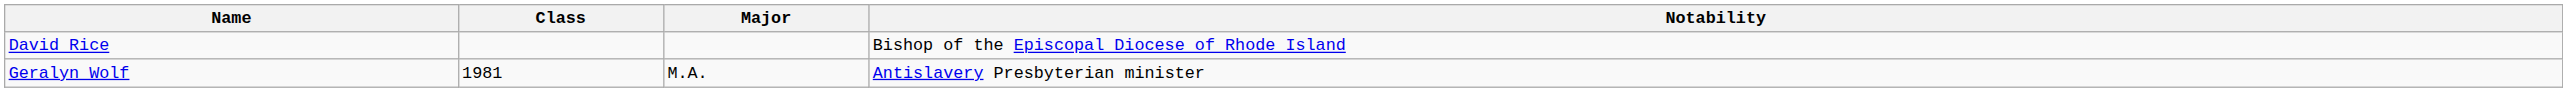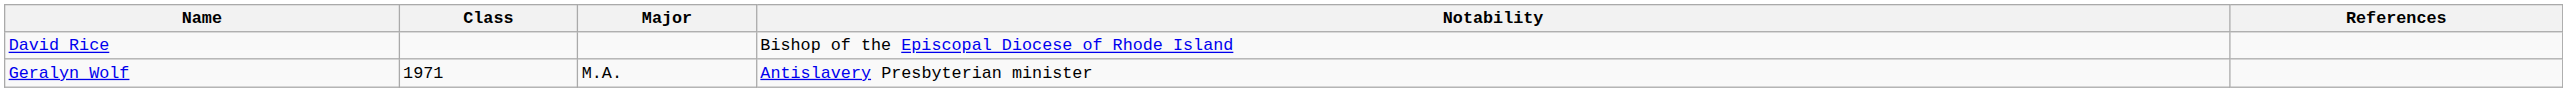+ column: (2396, 18)
(482, 73) 1981 -> (423, 73) 1971
